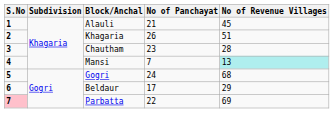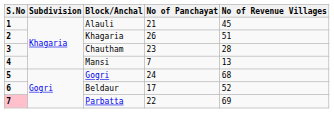(227, 62) paleturquoise background -> (227, 62) no background
(227, 88) 29 -> (227, 88) 52
